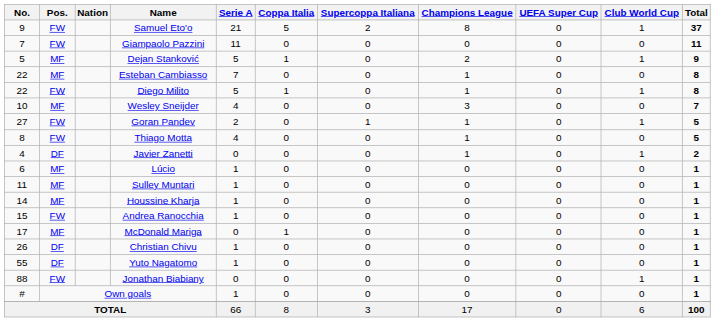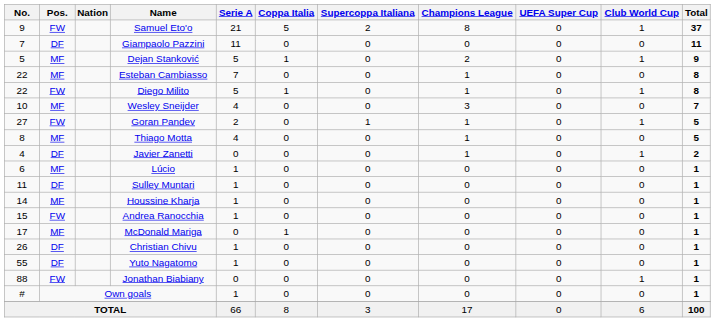(57, 44) FW -> (57, 44) DF
(57, 137) FW -> (57, 137) MF
(57, 184) MF -> (57, 184) DF
